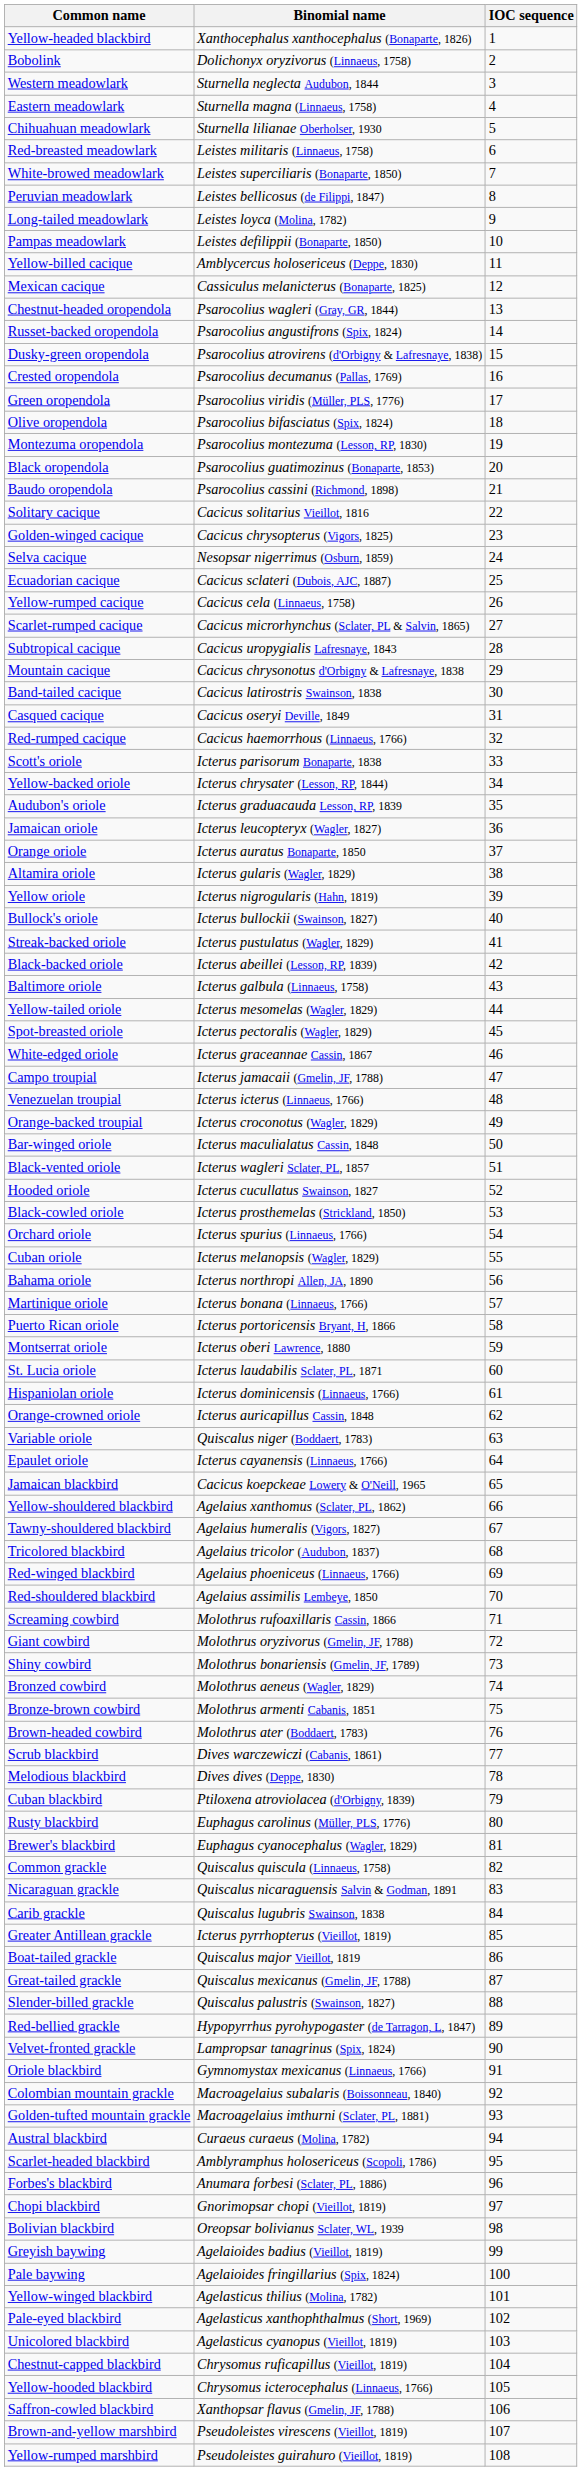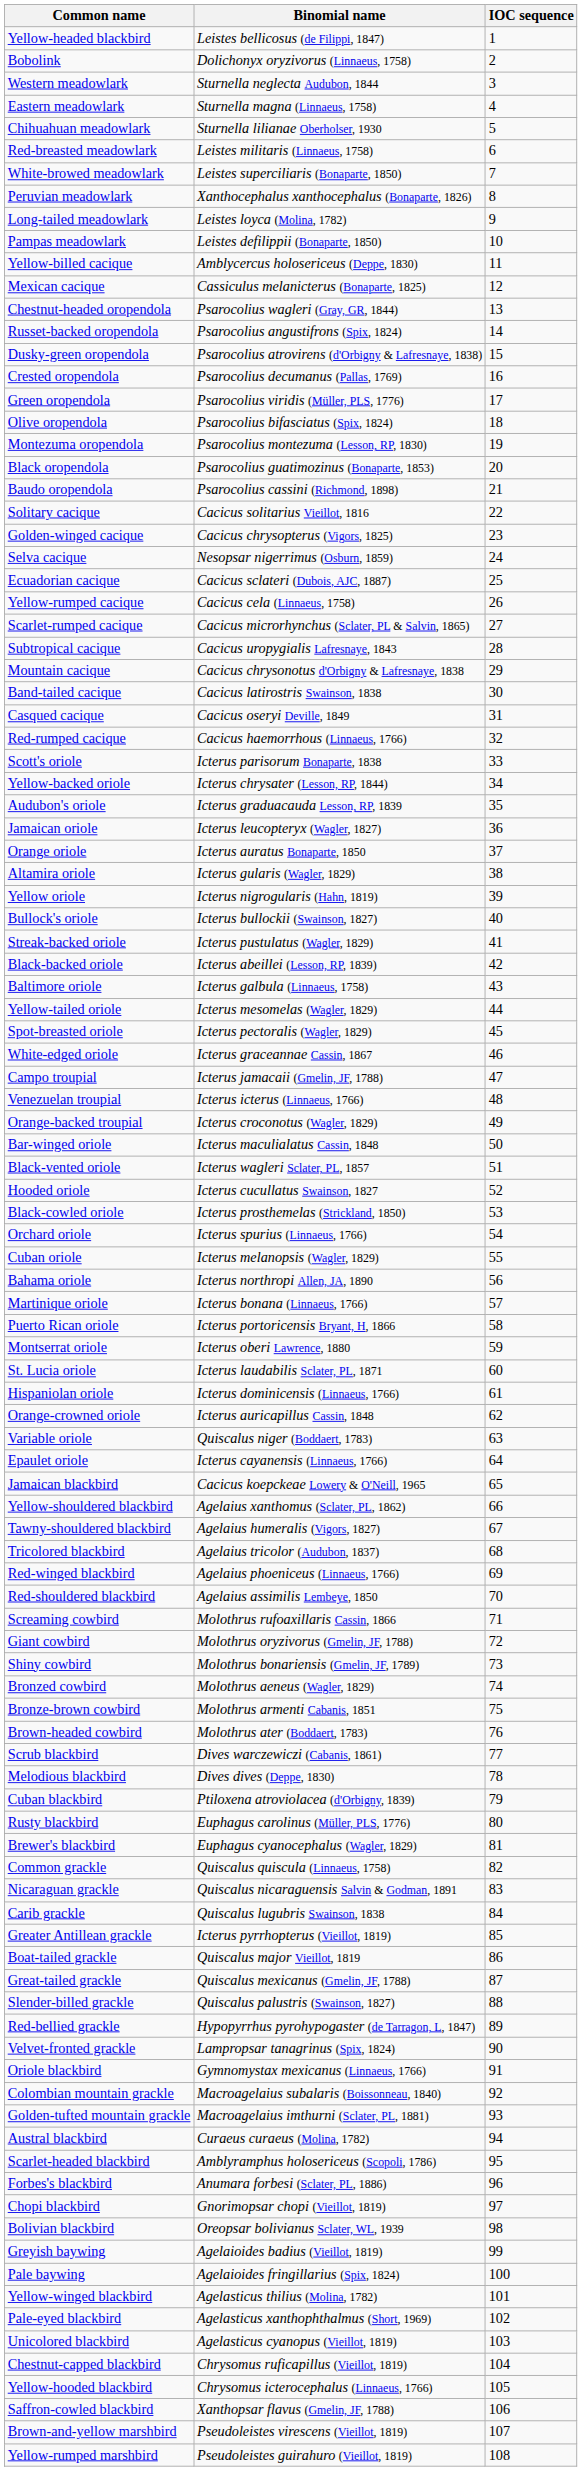(334, 38) Xanthocephalus xanthocephalus (Bonaparte, 1826) -> (290, 38) Leistes bellicosus (de Filippi, 1847)
(290, 196) Leistes bellicosus (de Filippi, 1847) -> (334, 196) Xanthocephalus xanthocephalus (Bonaparte, 1826)
